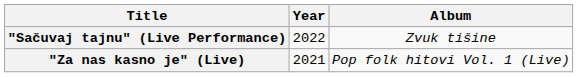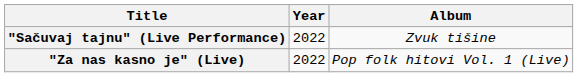(309, 60) 2021 -> (309, 60) 2022
